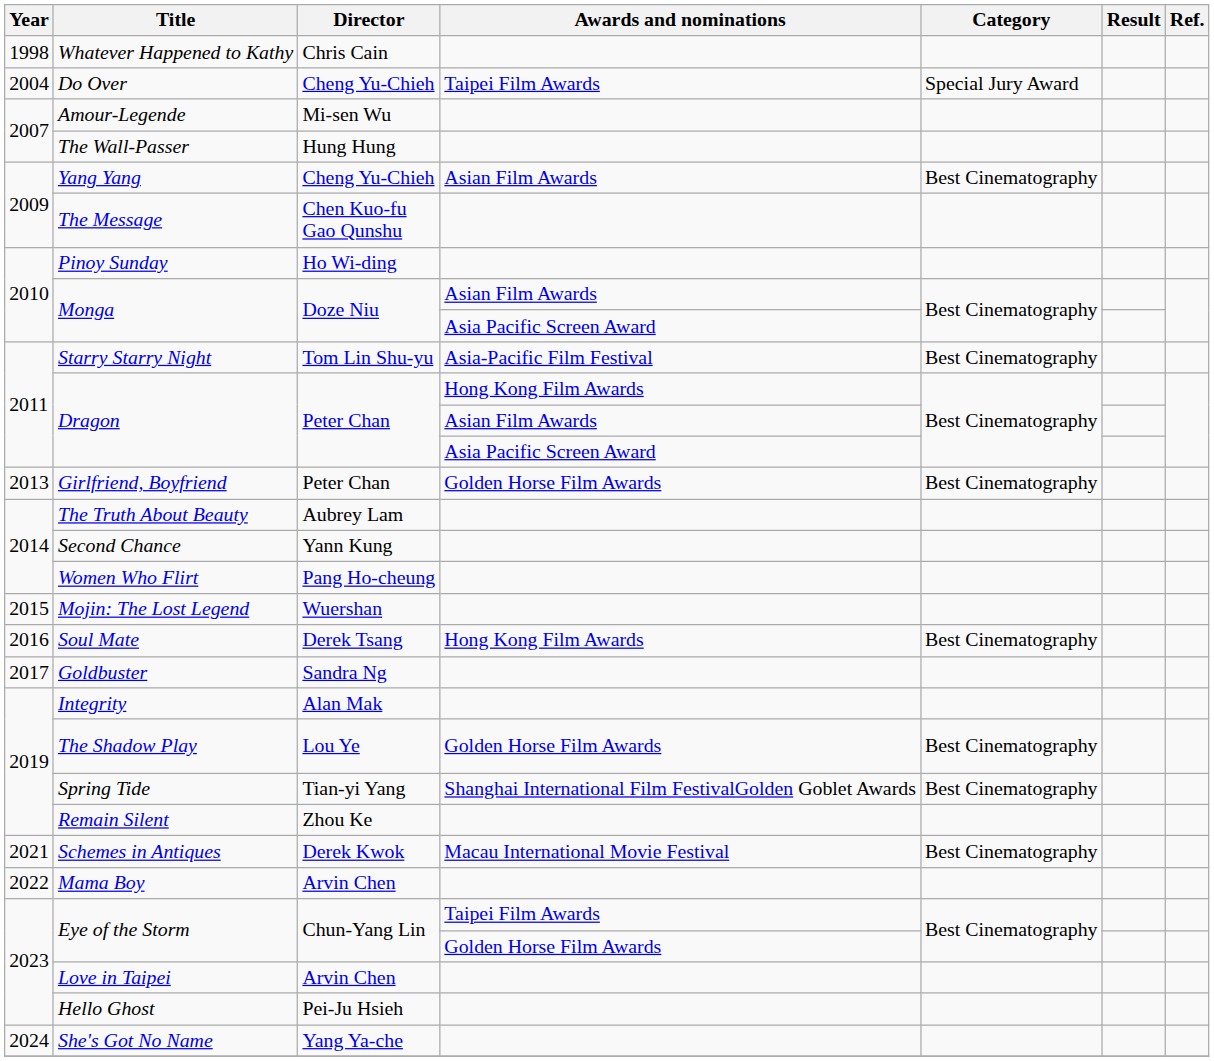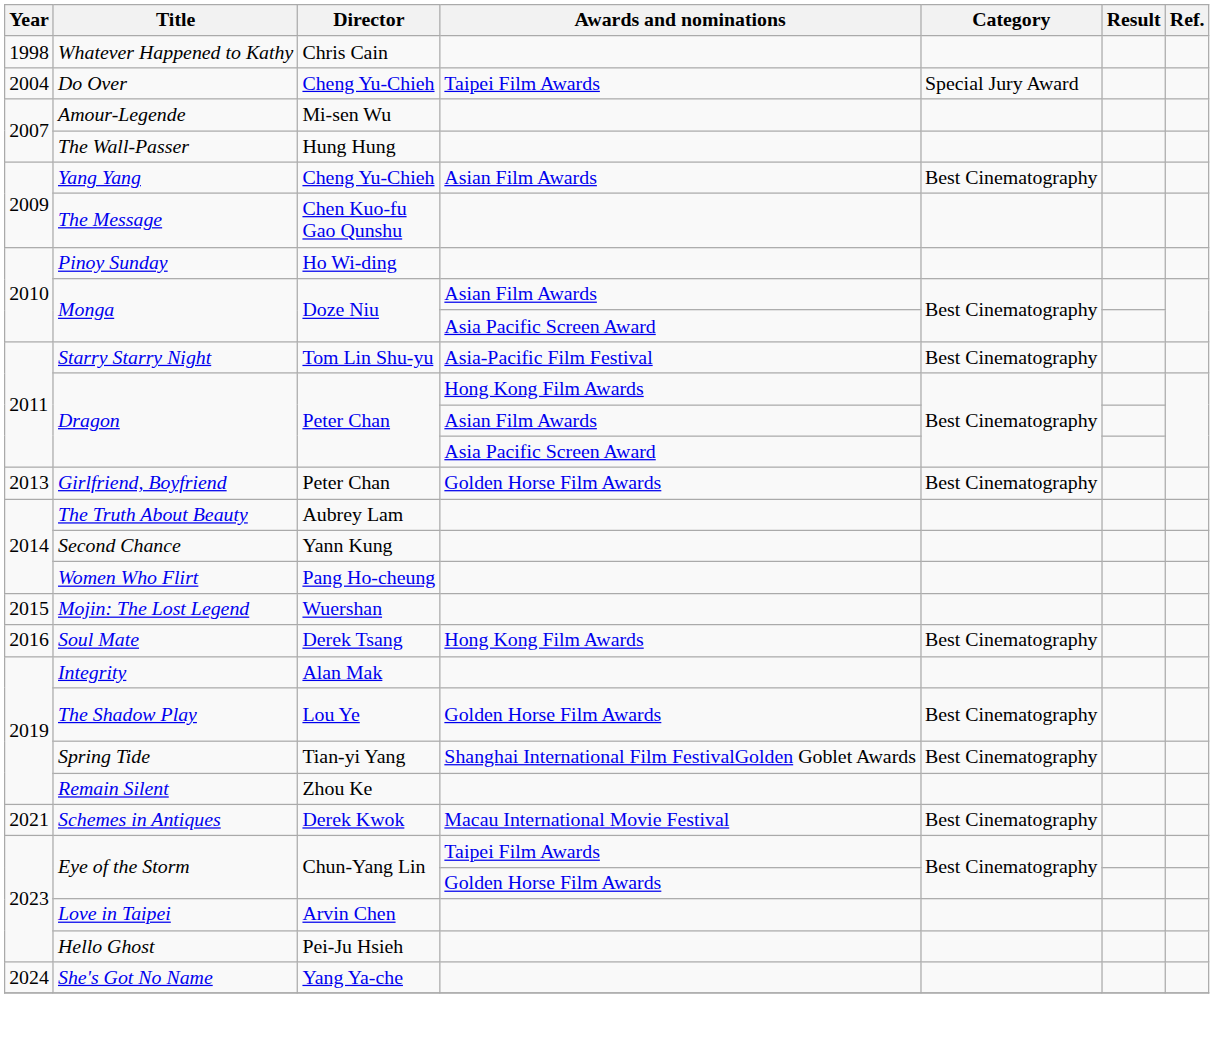- row: (103, 671)
- row: (101, 882)
